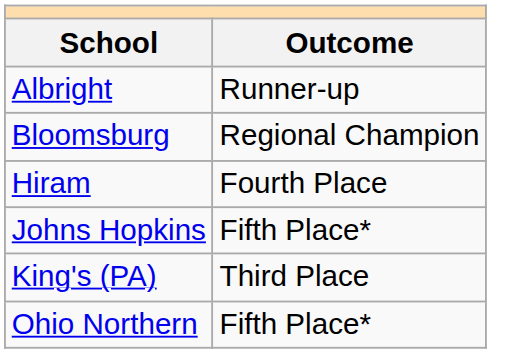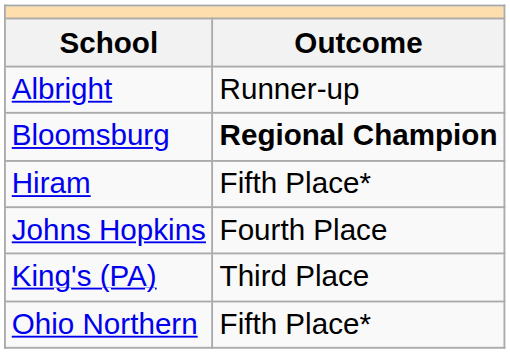(350, 136) normal -> (359, 136) bold
(303, 183) Fourth Place -> (295, 183) Fifth Place*
(295, 229) Fifth Place* -> (303, 229) Fourth Place
